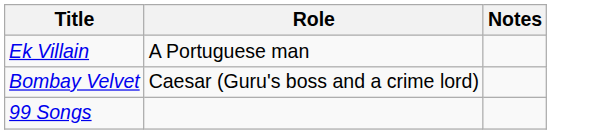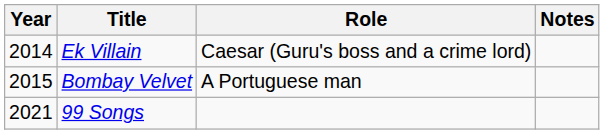+ column: (31, 19)
(229, 50) A Portuguese man -> (366, 50) Caesar (Guru's boss and a crime lord)
(314, 81) Caesar (Guru's boss and a crime lord) -> (281, 81) A Portuguese man
